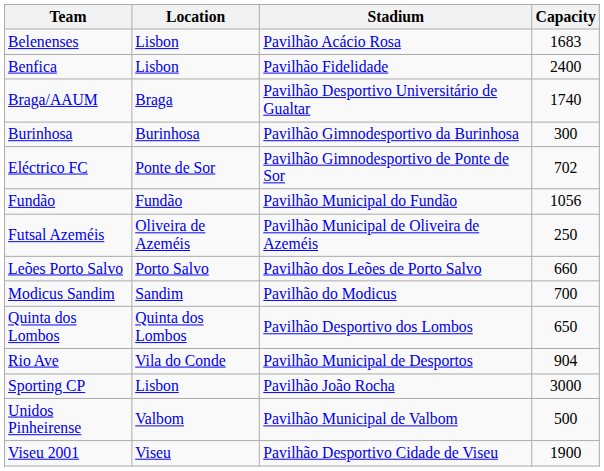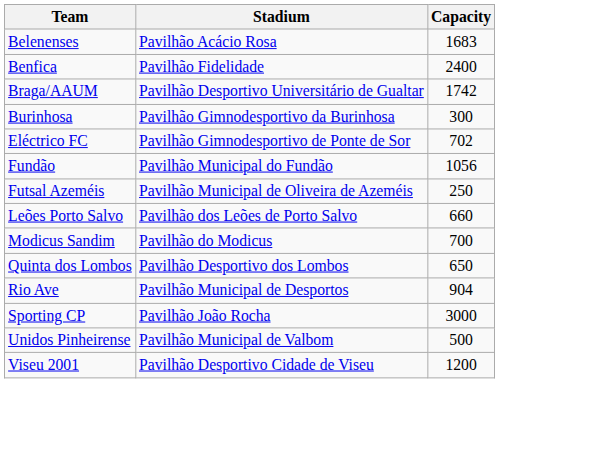- column: (196, 16)
(566, 100) 1740 -> (461, 91) 1742
(566, 453) 1900 -> (461, 365) 1200
